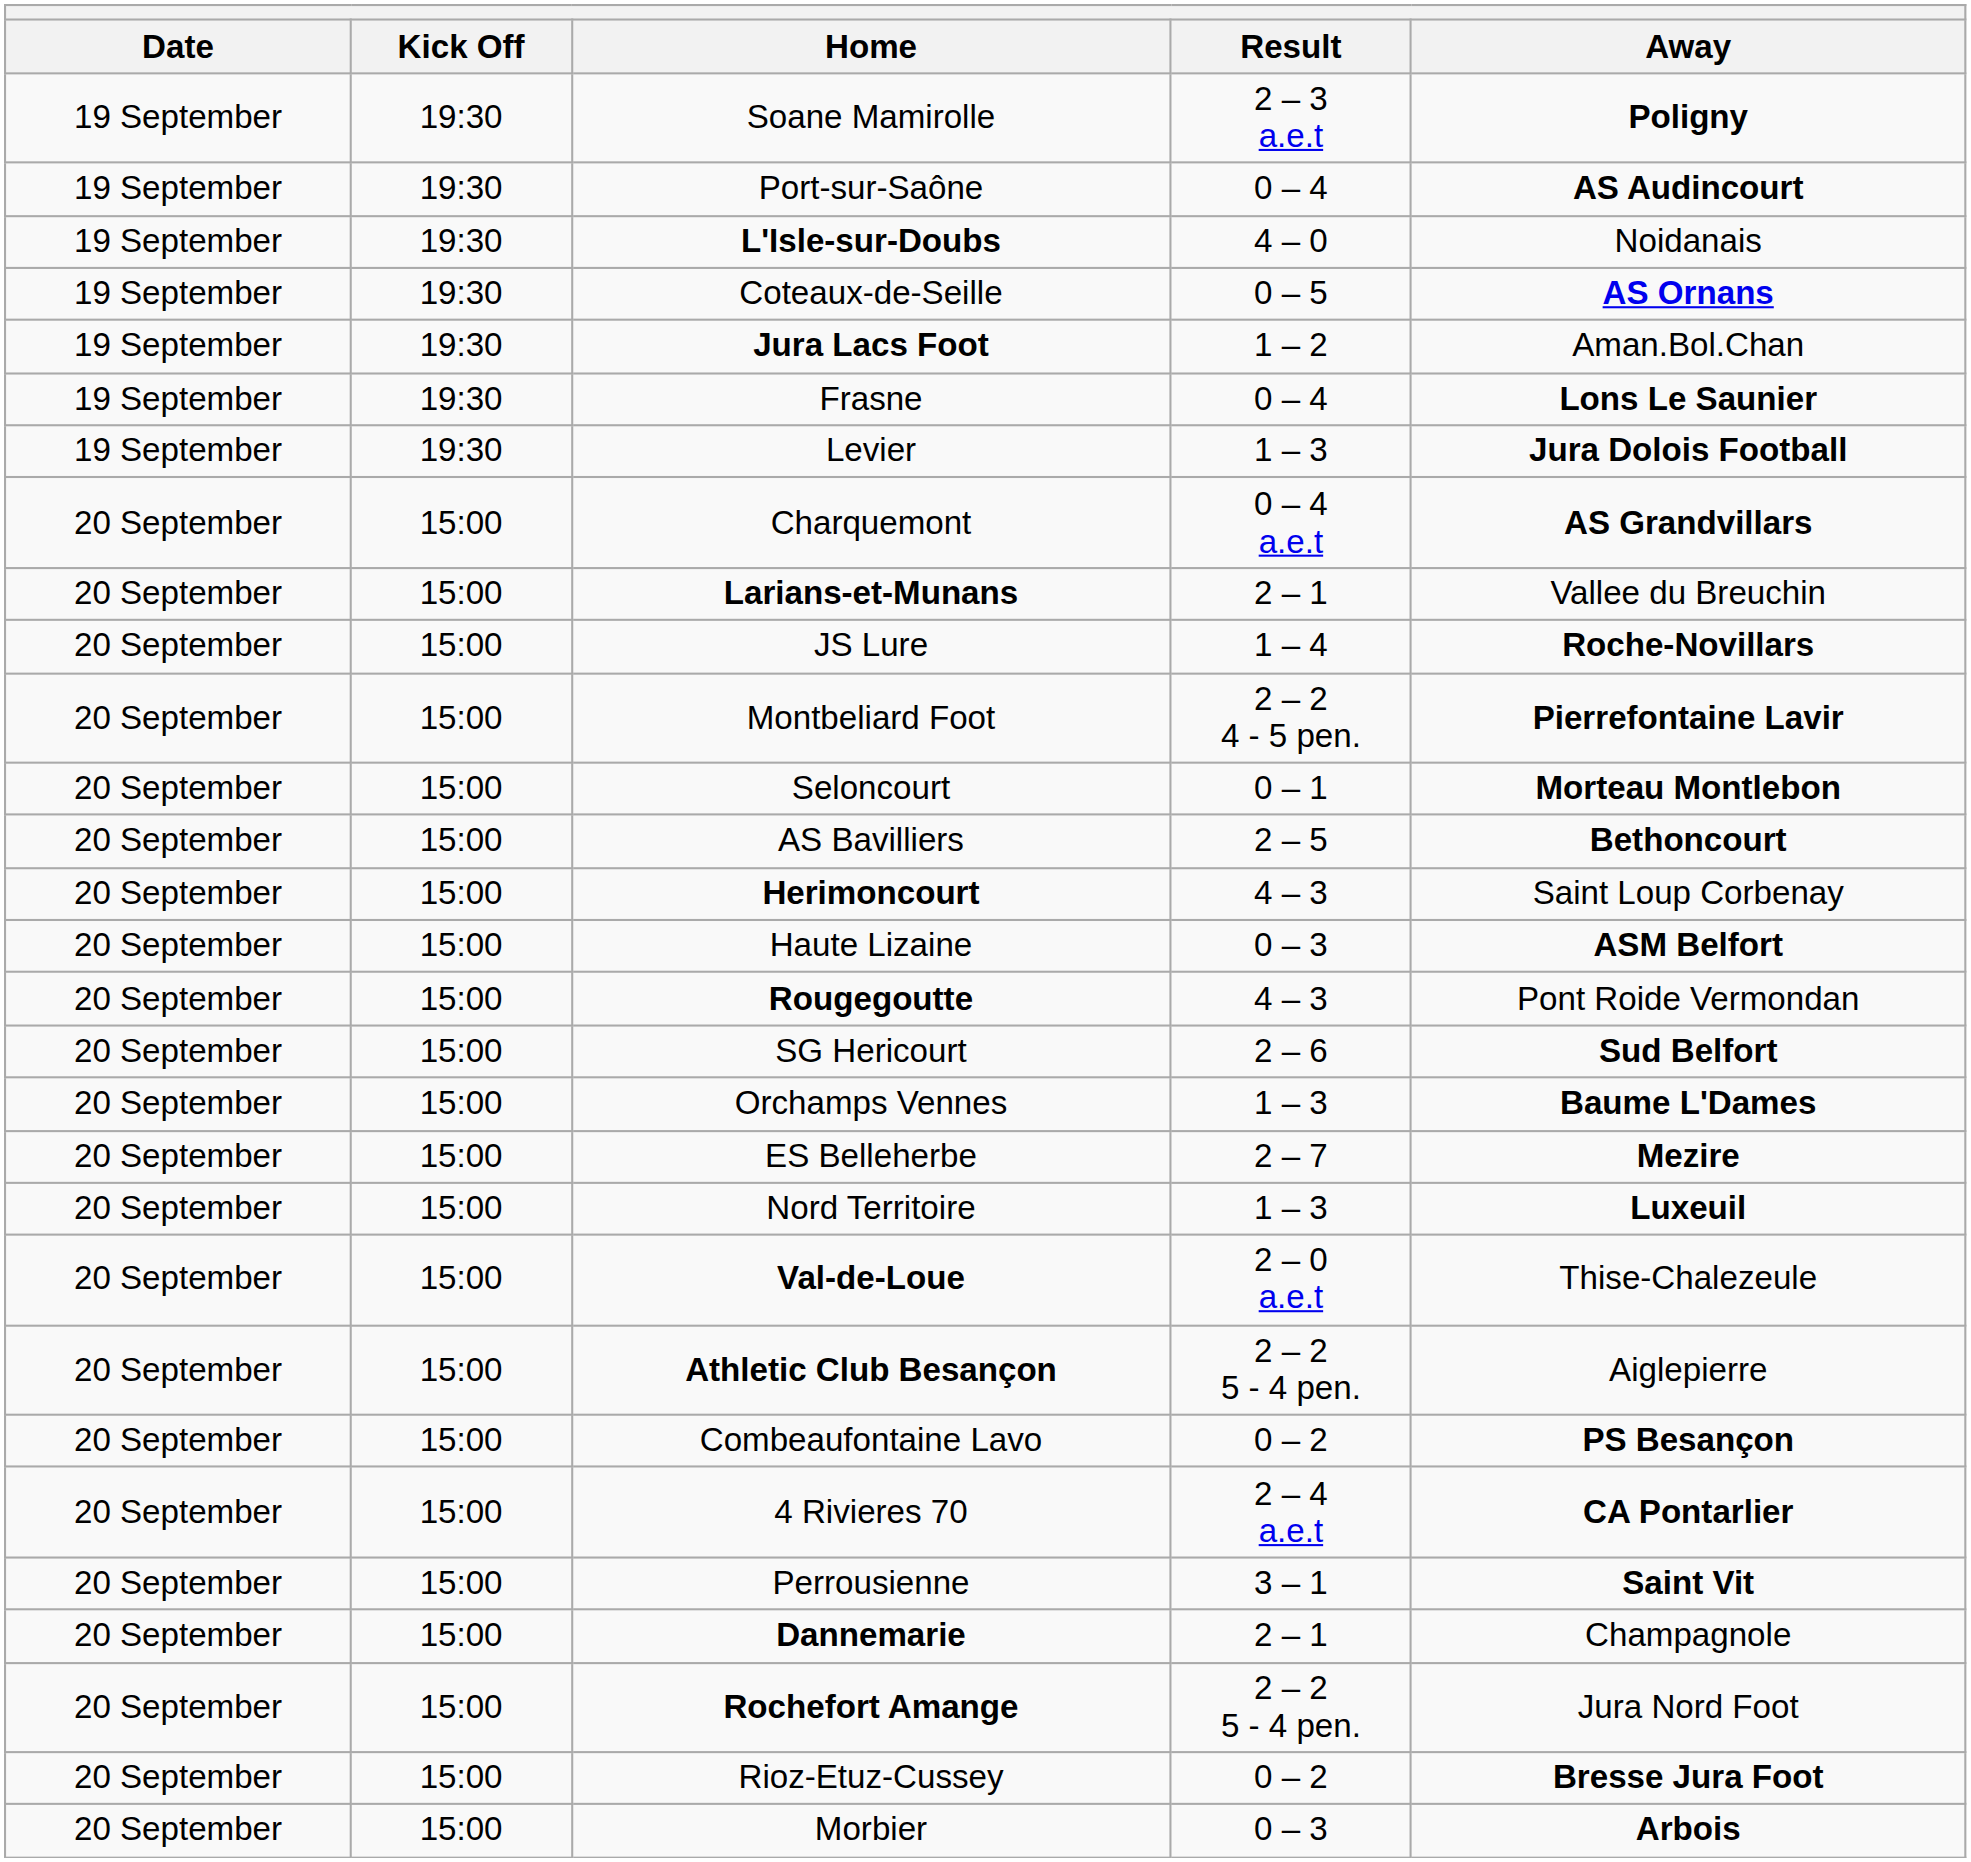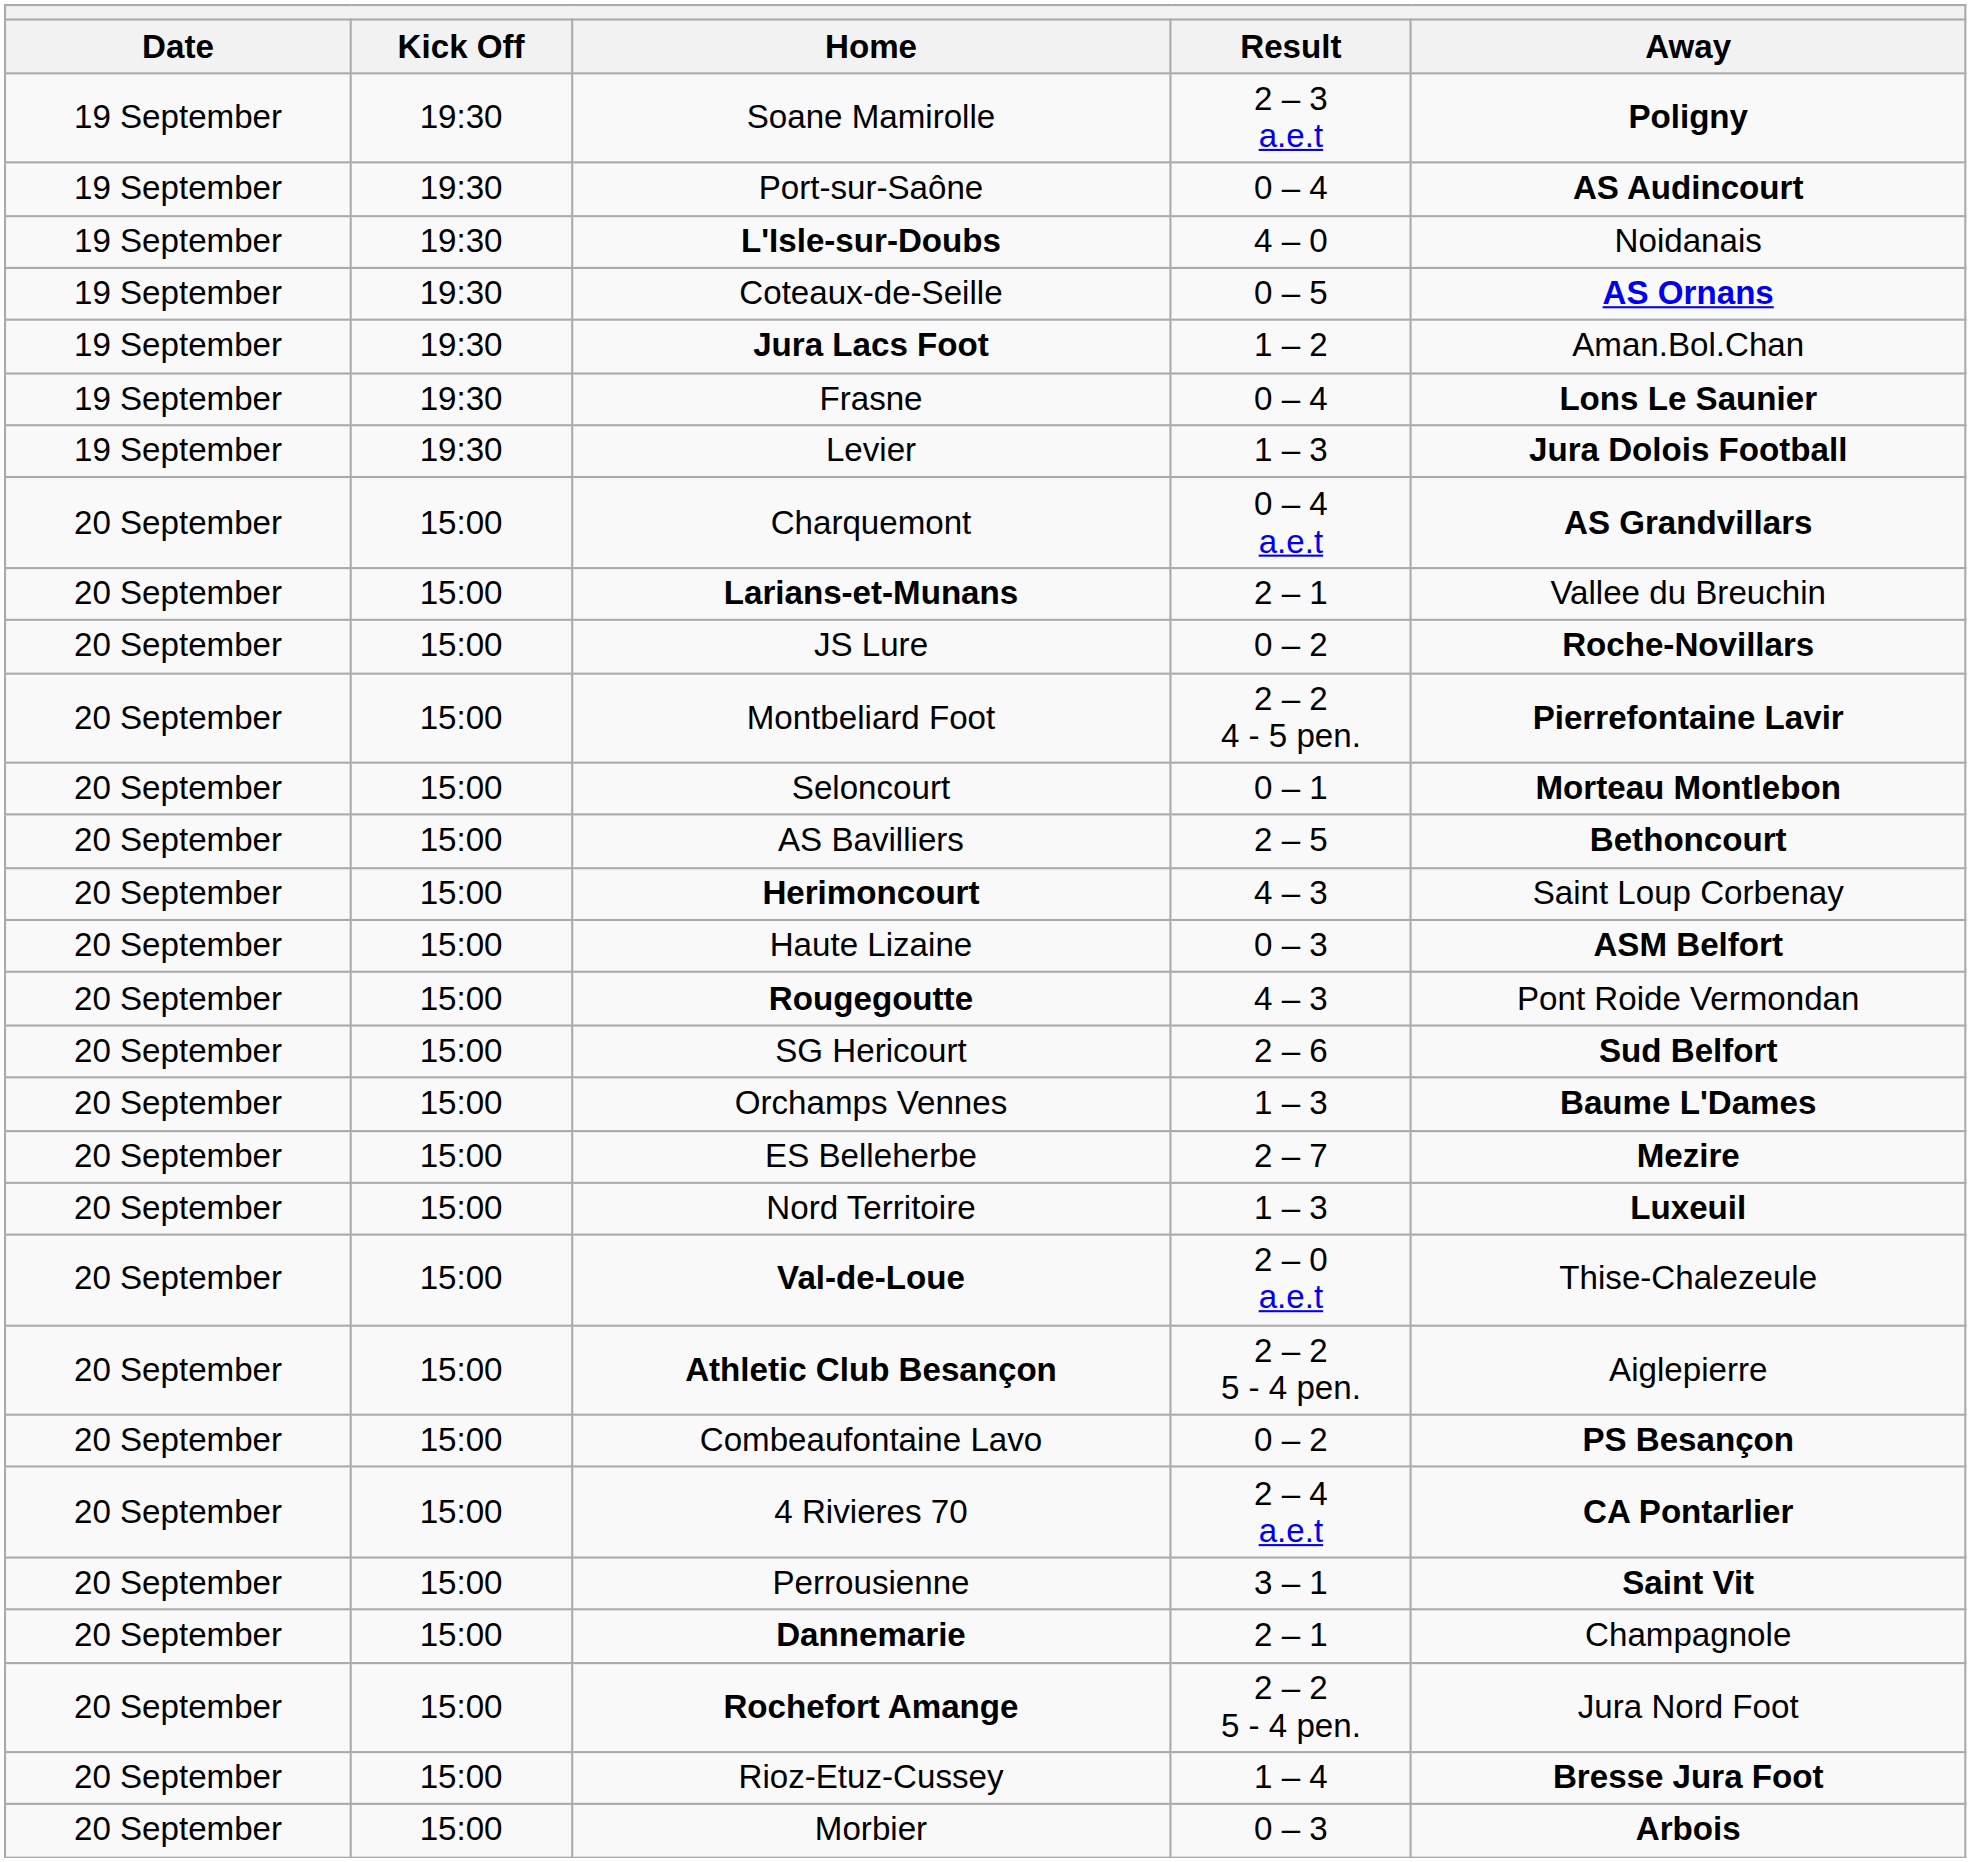(1291, 645) 1 – 4 -> (1291, 645) 0 – 2
(1291, 1777) 0 – 2 -> (1291, 1777) 1 – 4
